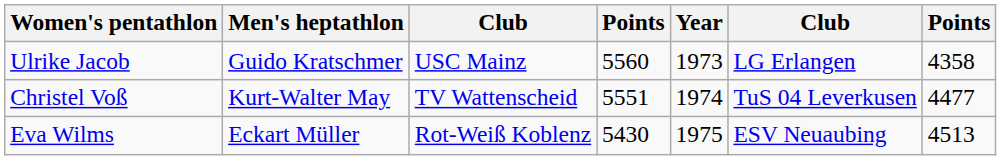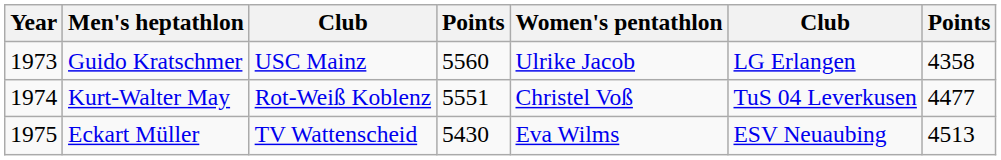columns swapped: (699, 23) <-> (114, 23)
(496, 97) TV Wattenscheid -> (343, 97) Rot-Weiß Koblenz
(503, 135) Rot-Weiß Koblenz -> (336, 135) TV Wattenscheid
